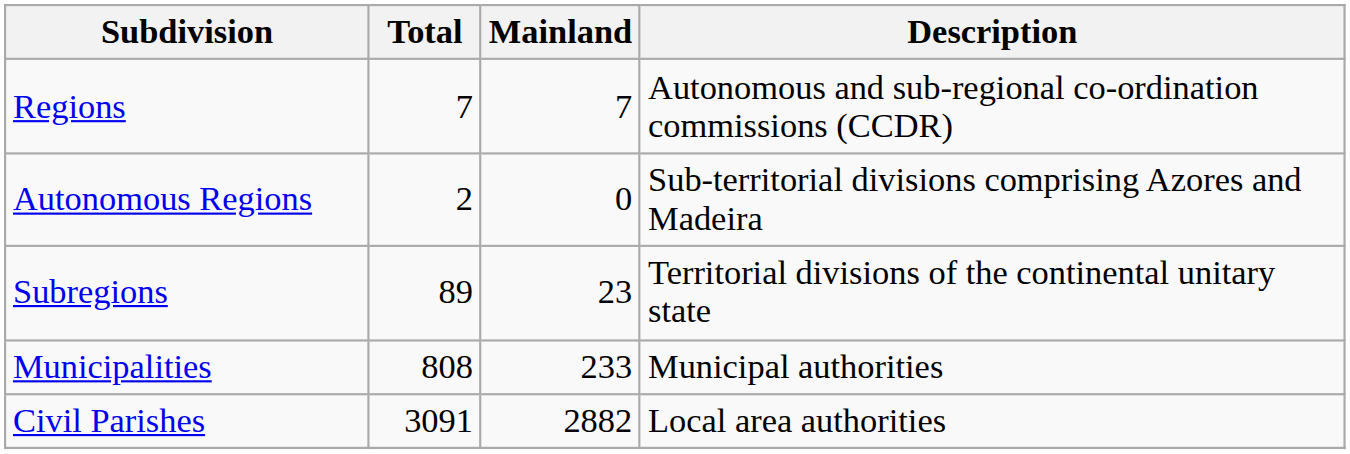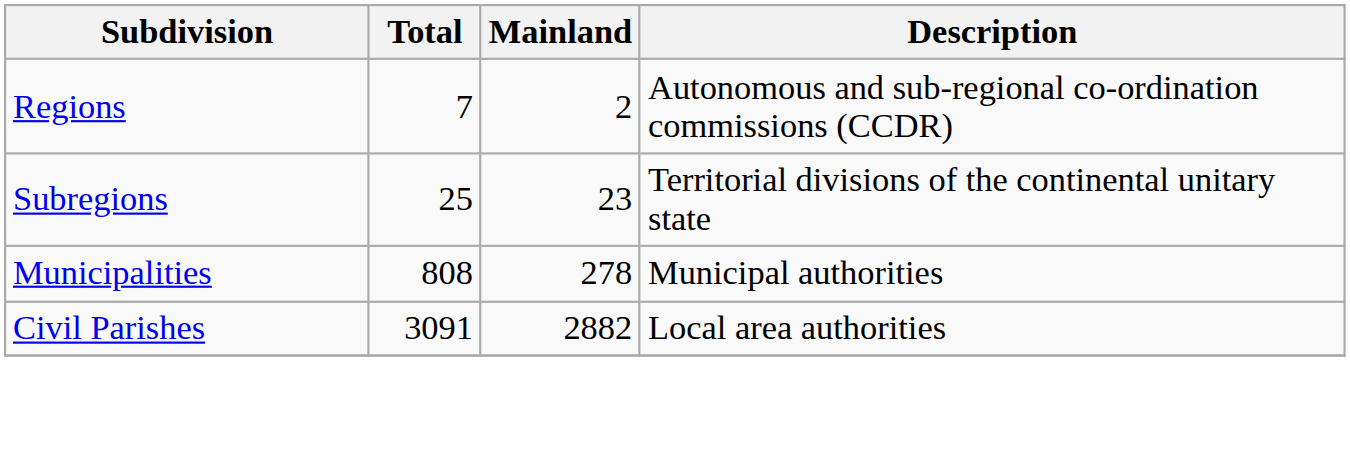(624, 105) 7 -> (624, 105) 2
- row: (163, 198)
(456, 292) 89 -> (456, 198) 25
(606, 366) 233 -> (606, 272) 278
